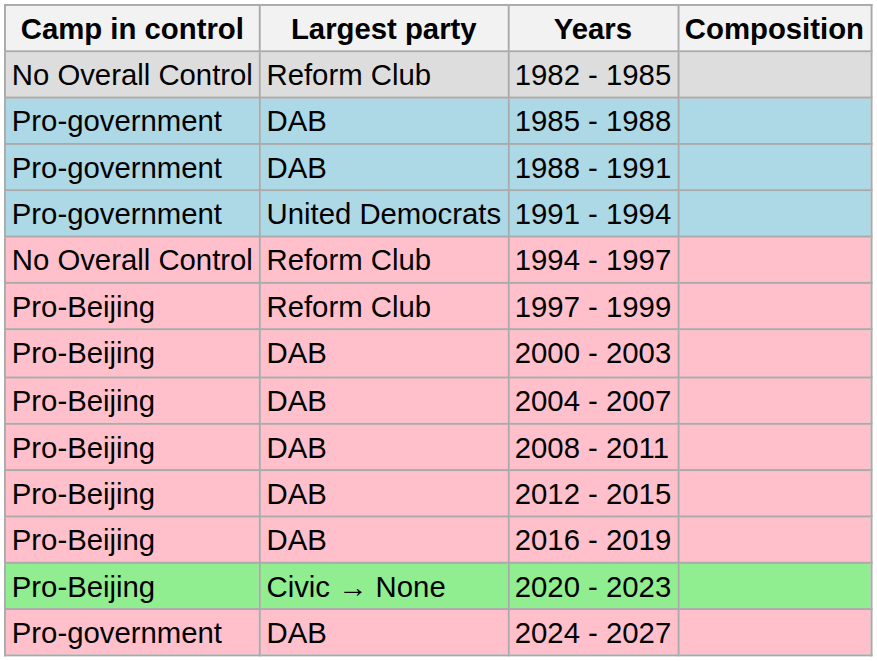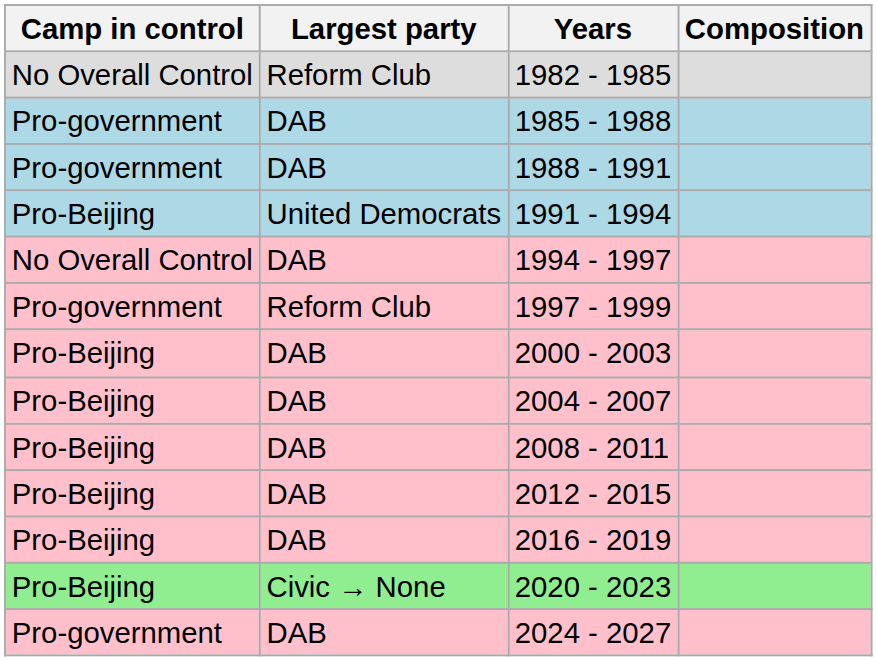(117, 214) Pro-government -> (83, 214) Pro-Beijing
(349, 261) Reform Club -> (297, 261) DAB
(83, 307) Pro-Beijing -> (117, 307) Pro-government
